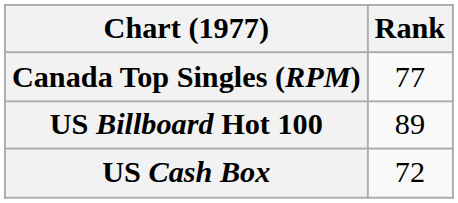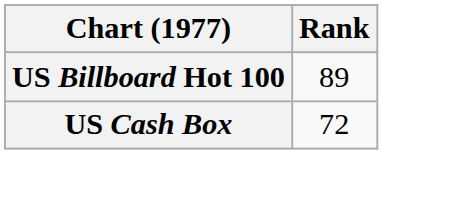- row: (186, 76)
